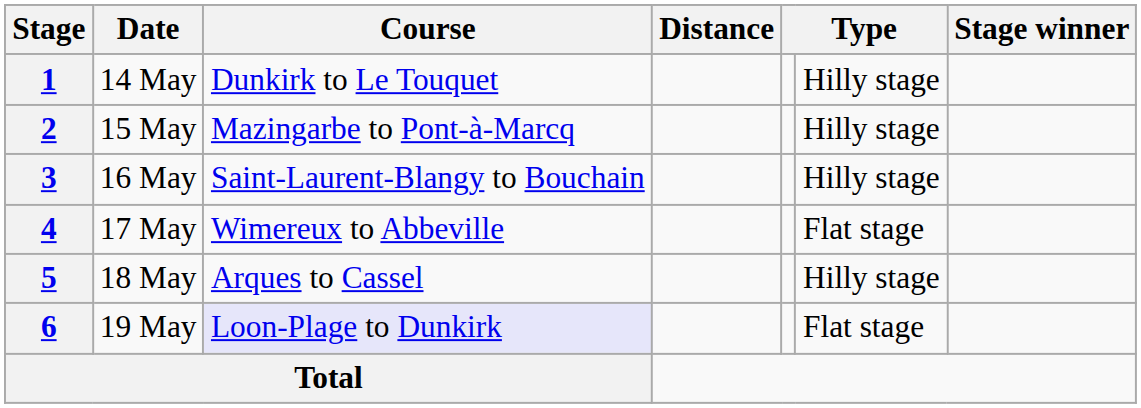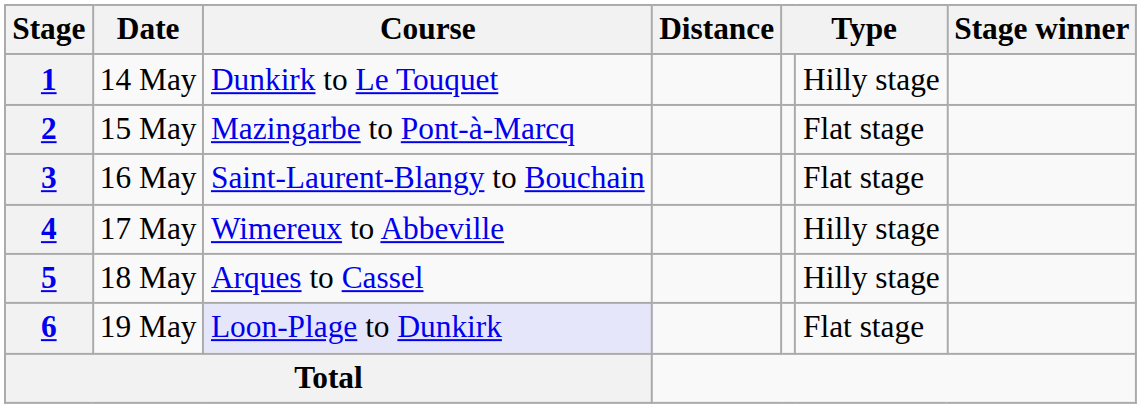(871, 128) Hilly stage -> (864, 128) Flat stage
(871, 178) Hilly stage -> (864, 178) Flat stage
(864, 228) Flat stage -> (871, 228) Hilly stage
